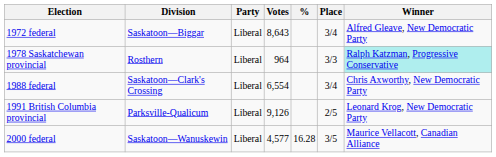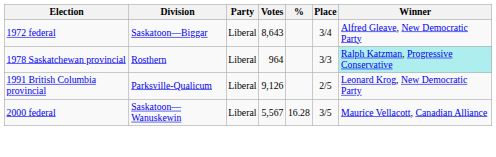- row: (31, 86)
(278, 139) 4,577 -> (272, 112) 5,567
